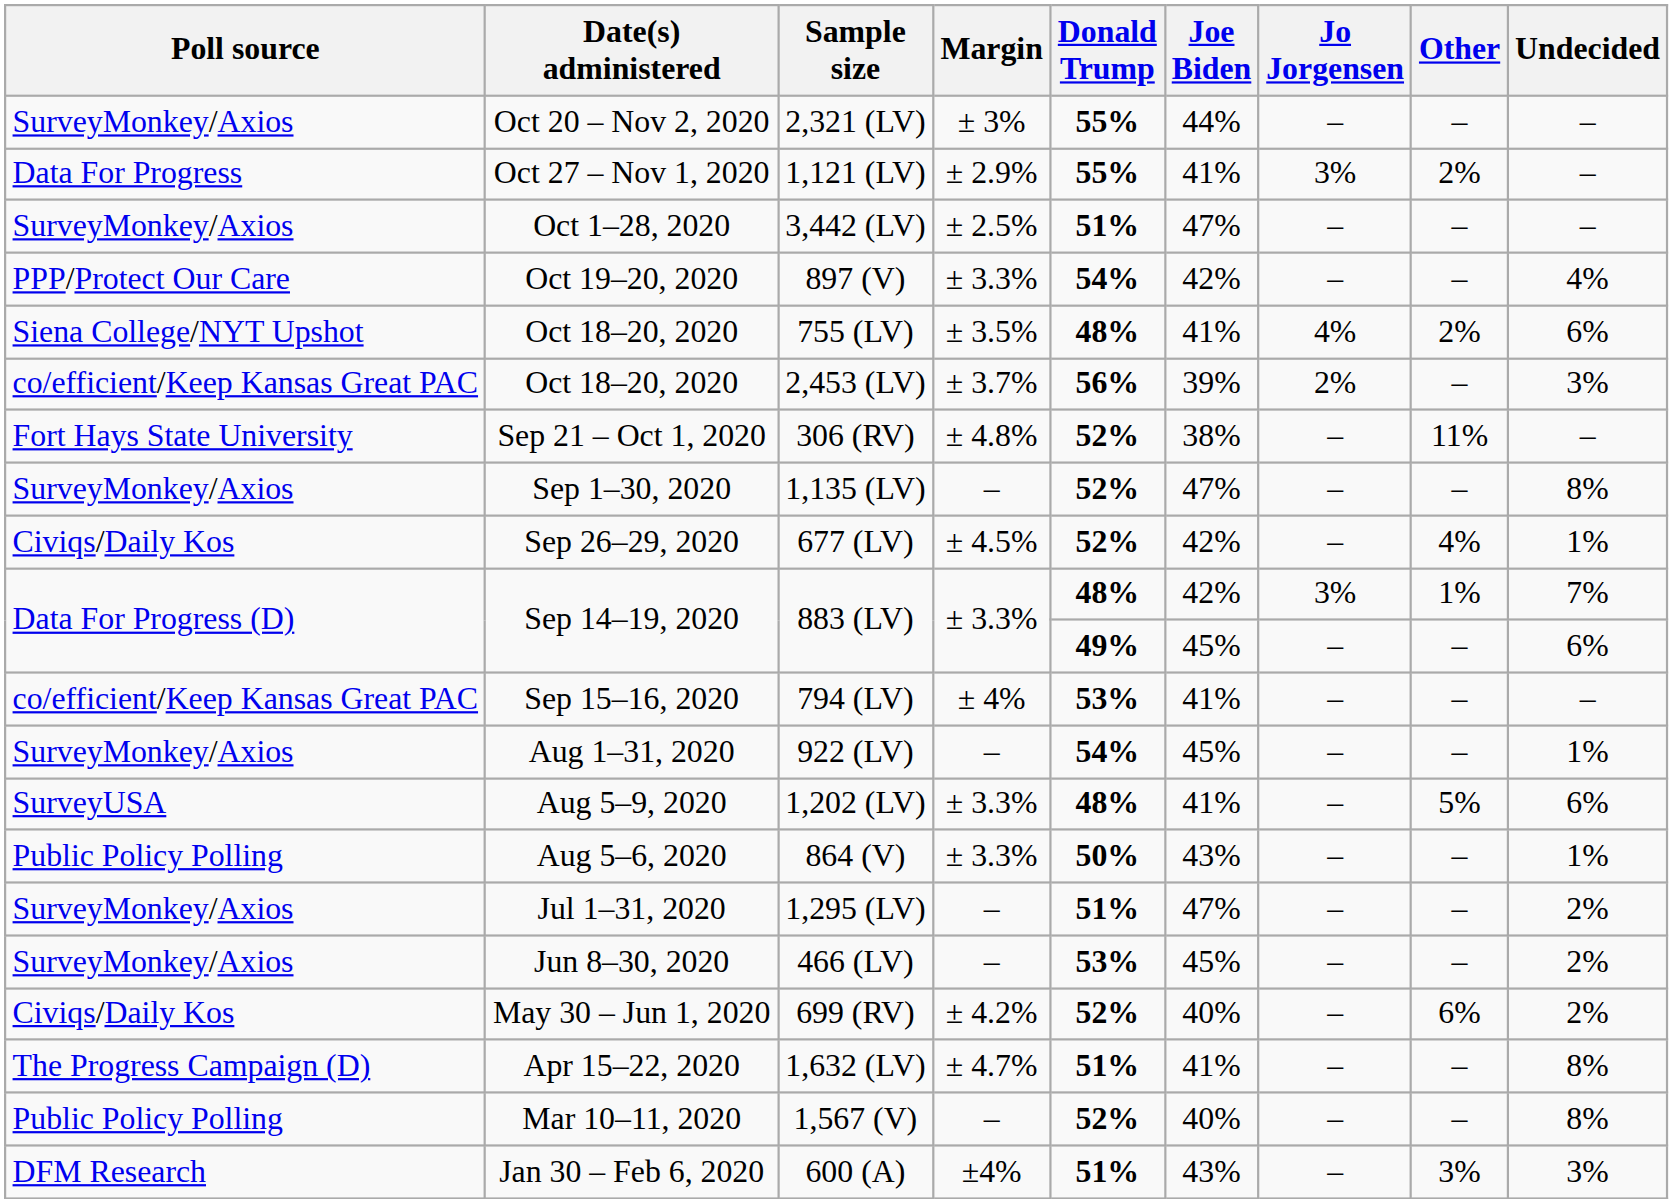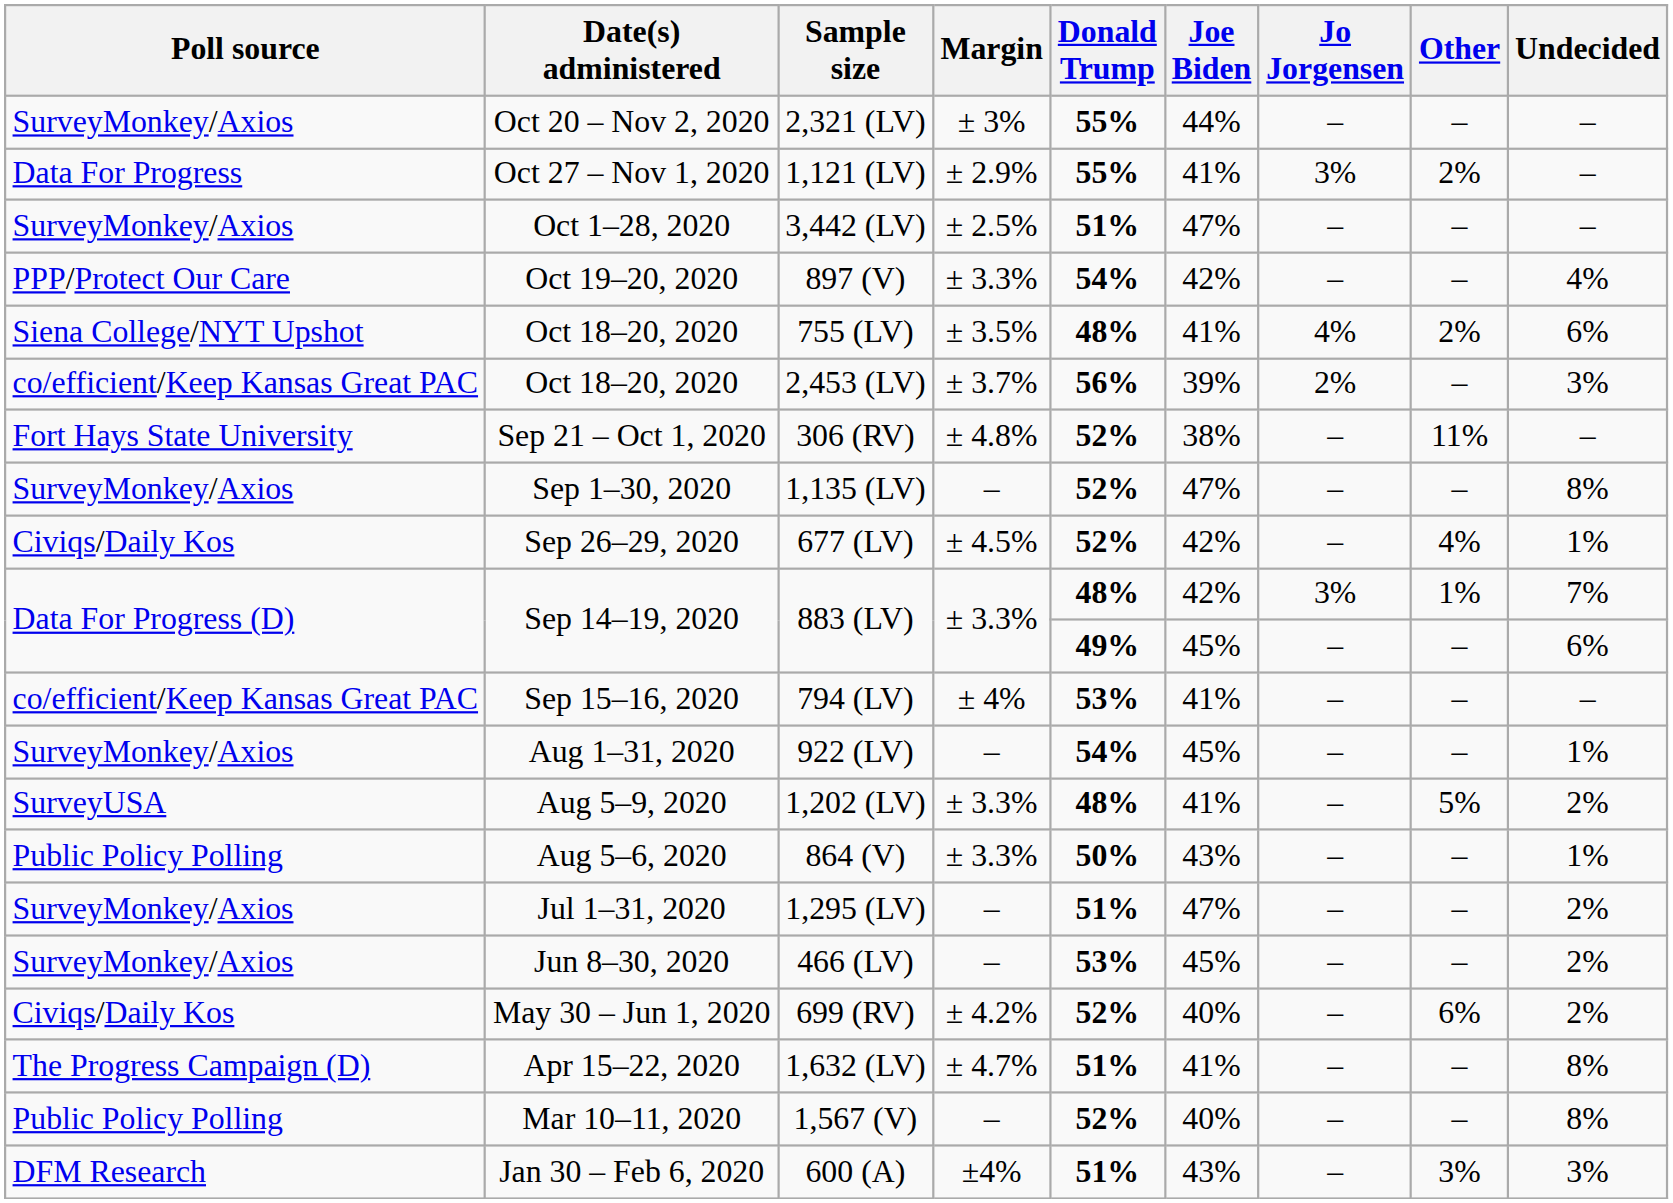(1588, 803) 6% -> (1588, 803) 2%
